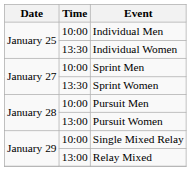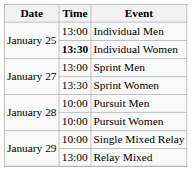(75, 31) 10:00 -> (75, 31) 13:00
(75, 49) normal -> (75, 49) bold
(75, 67) 10:00 -> (75, 67) 13:00
(75, 121) 13:00 -> (75, 121) 10:00
